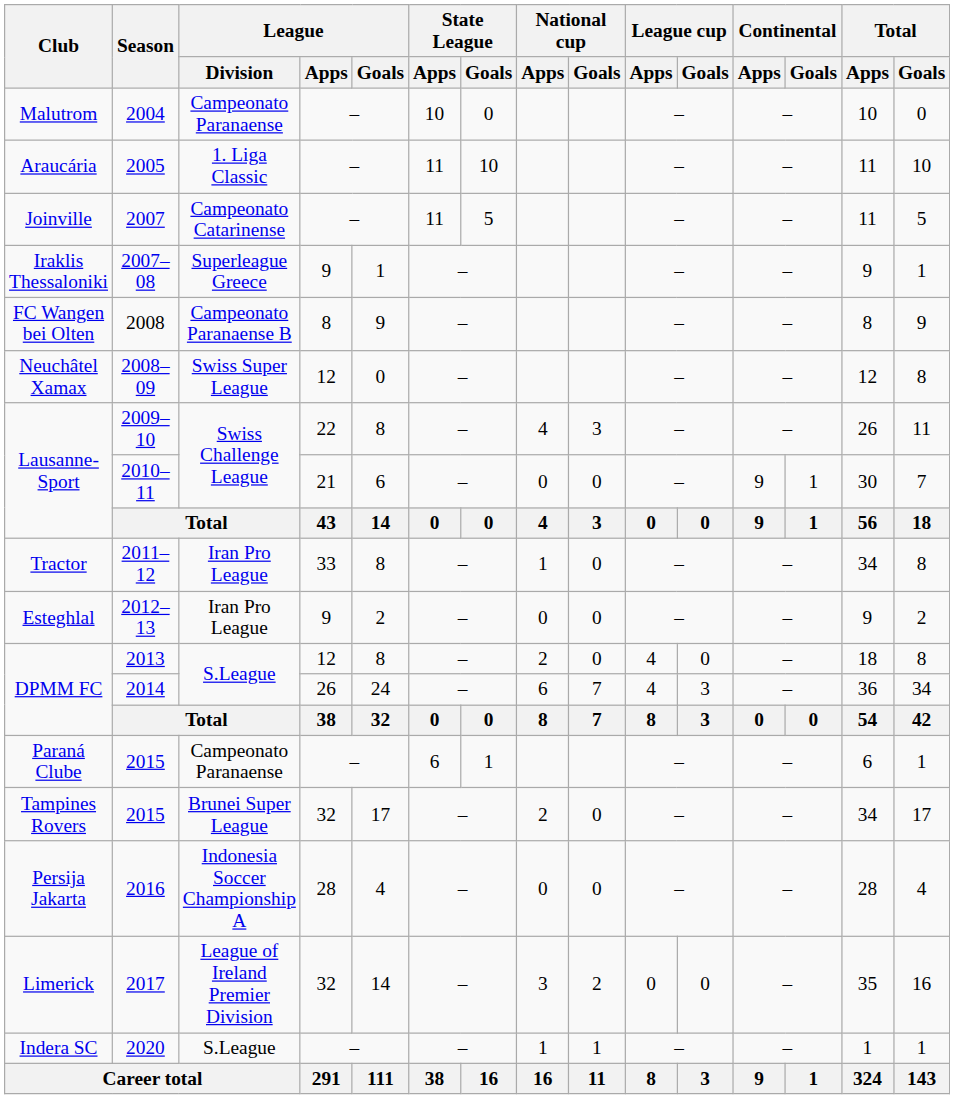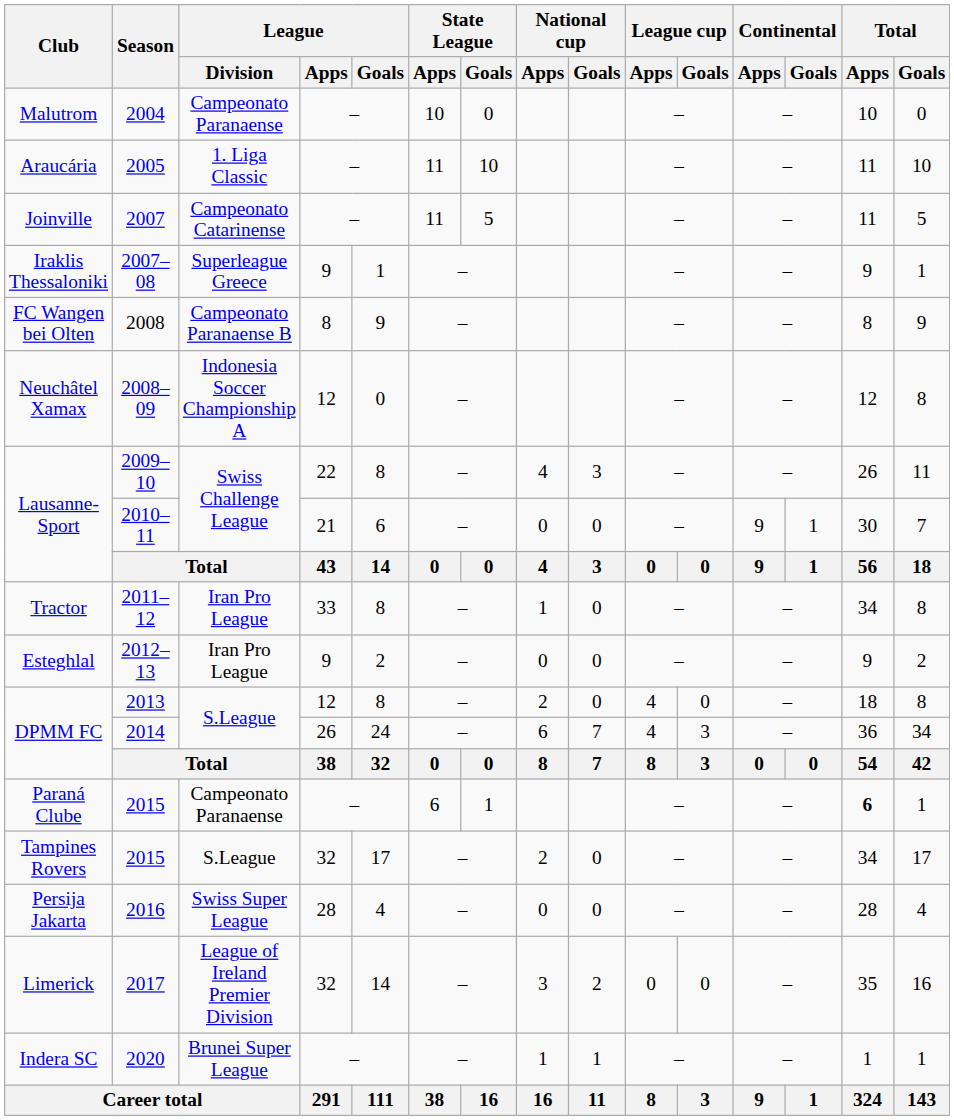(239, 376) Swiss Super League -> (239, 398) Indonesia Soccer Championship A
(867, 761) normal -> (867, 805) bold
(239, 814) Brunei Super League -> (239, 857) S.League
(239, 888) Indonesia Soccer Championship A -> (239, 910) Swiss Super League
(239, 1047) S.League -> (239, 1058) Brunei Super League
